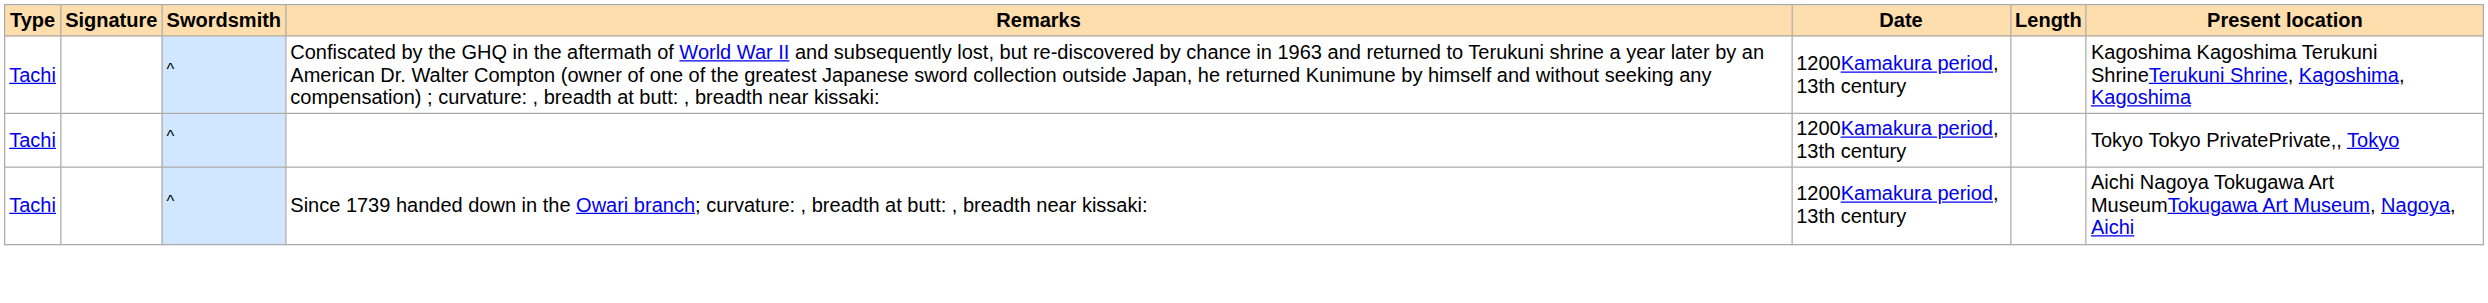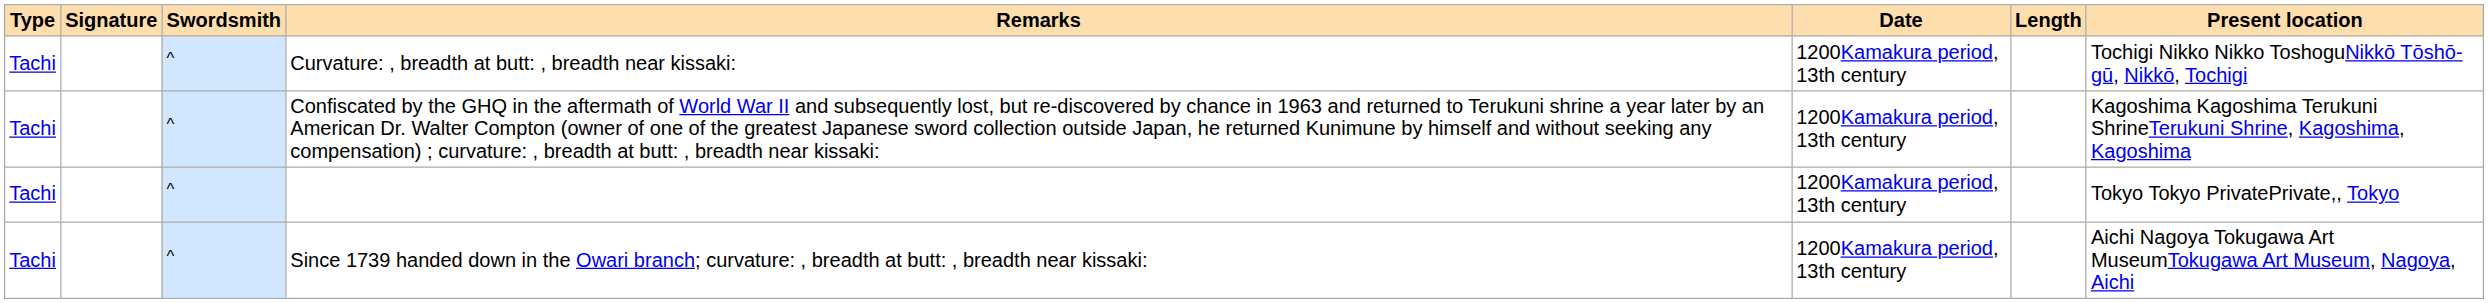+ row: (513, 63)
